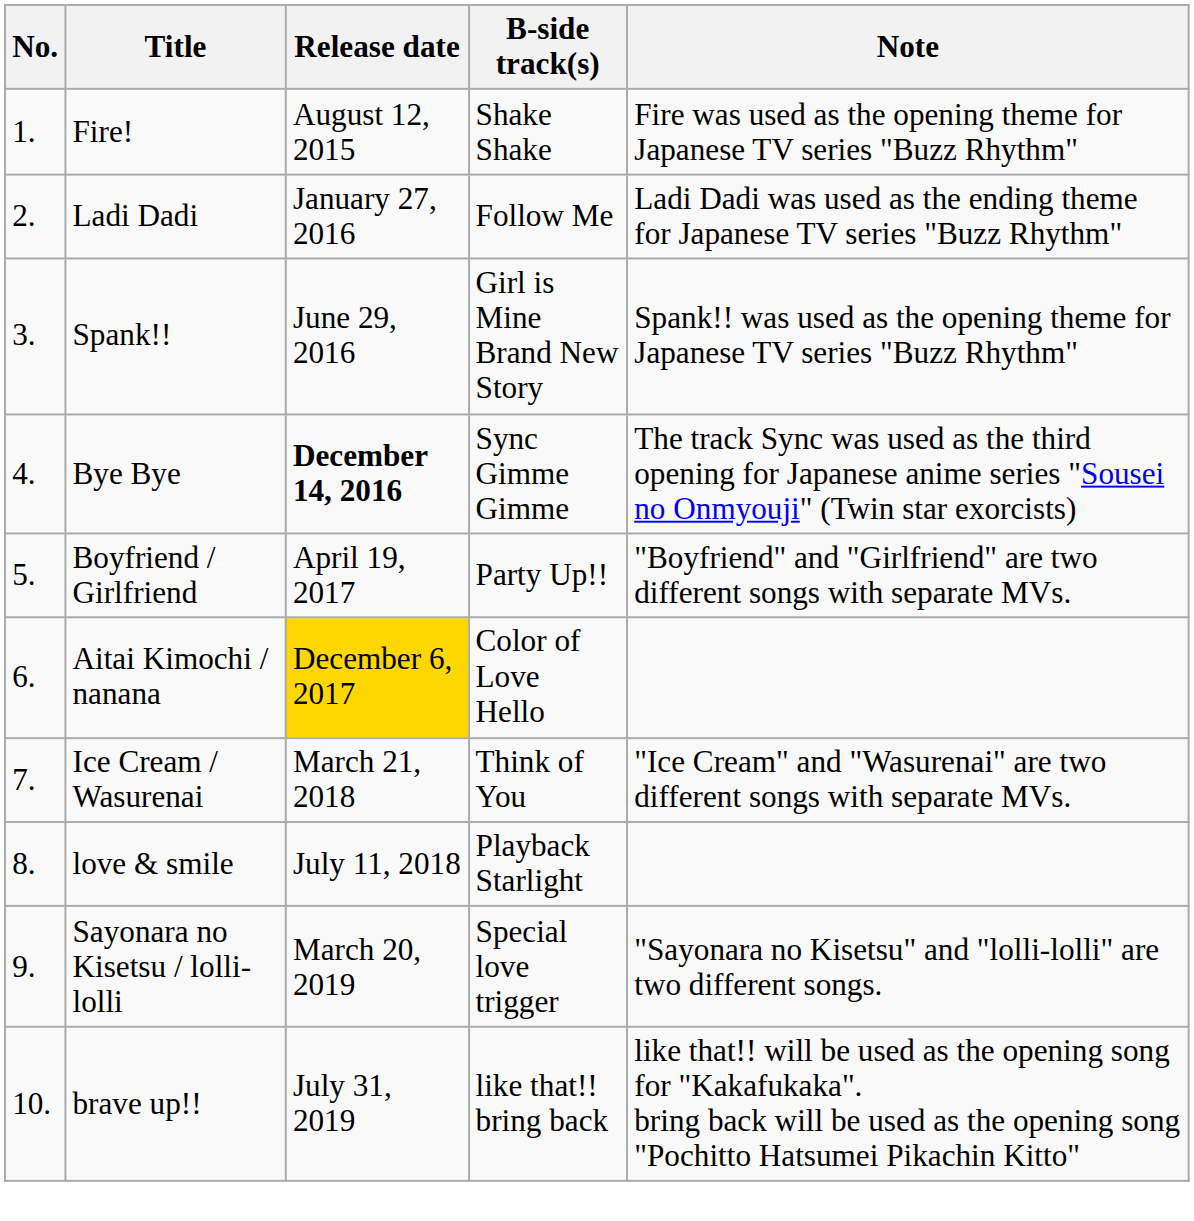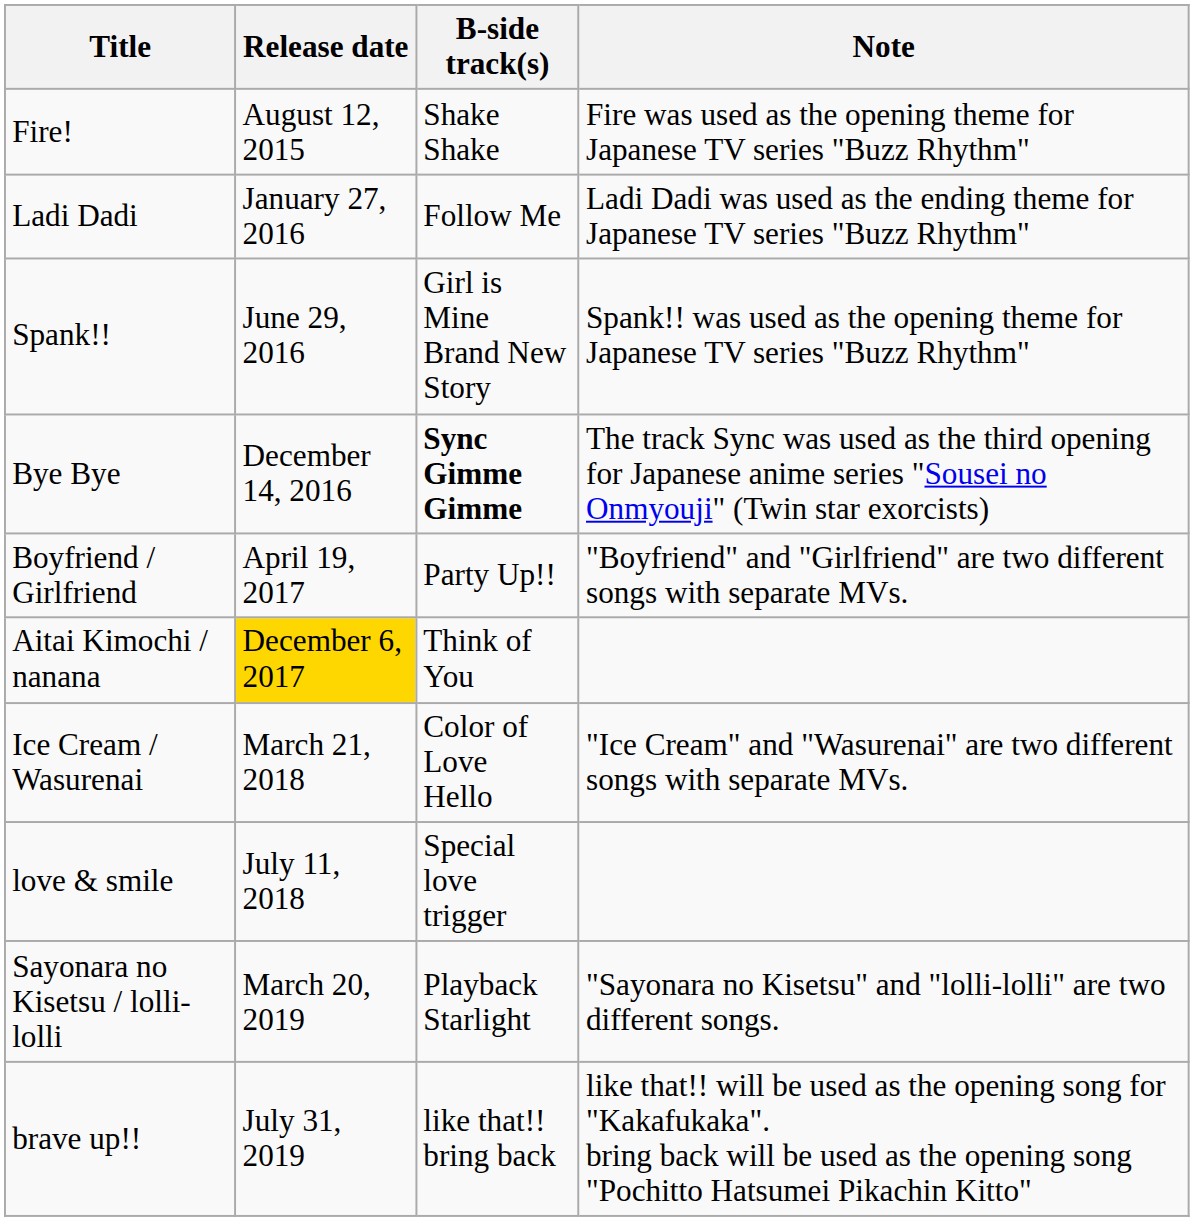- column: (35, 46)
(360, 472) bold -> (307, 472) normal
(522, 472) normal -> (473, 472) bold
(528, 677) Color of Love Hello -> (477, 659) Think of You
(530, 779) Think of You -> (476, 761) Color of Love Hello
(533, 863) Playback Starlight -> (469, 881) Special love trigger
(521, 965) Special love trigger -> (481, 1001) Playback Starlight
